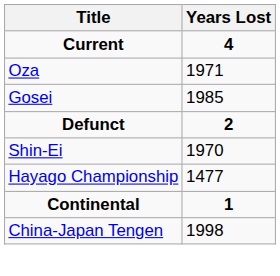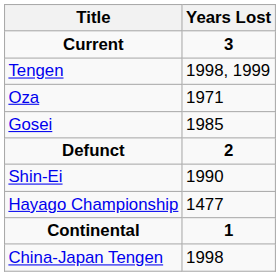(229, 44) 4 -> (229, 44) 3
+ row: (36, 71)
(205, 151) 1970 -> (205, 177) 1990
